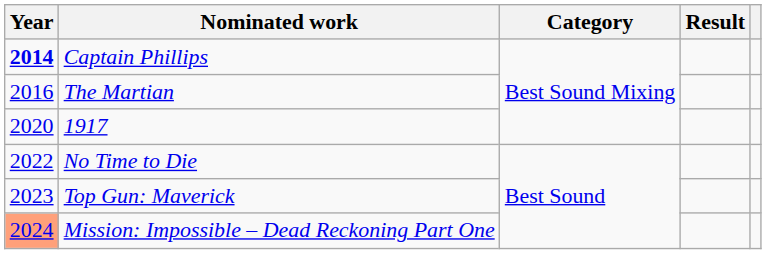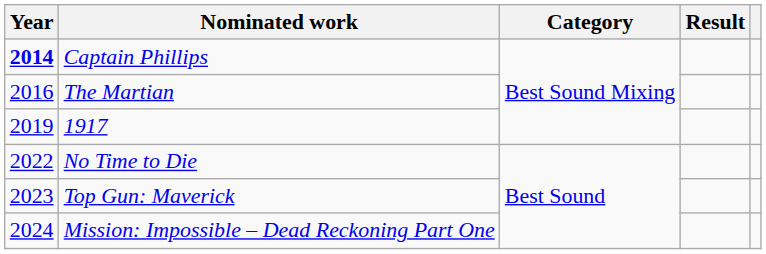(32, 126) 2020 -> (32, 126) 2019
(32, 230) lightsalmon background -> (32, 230) no background
